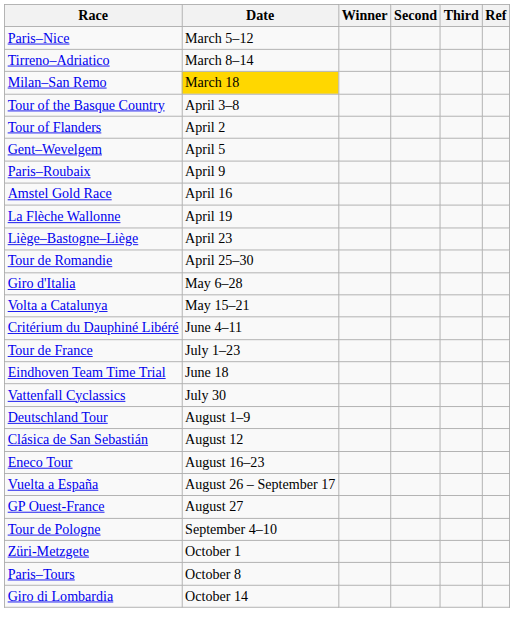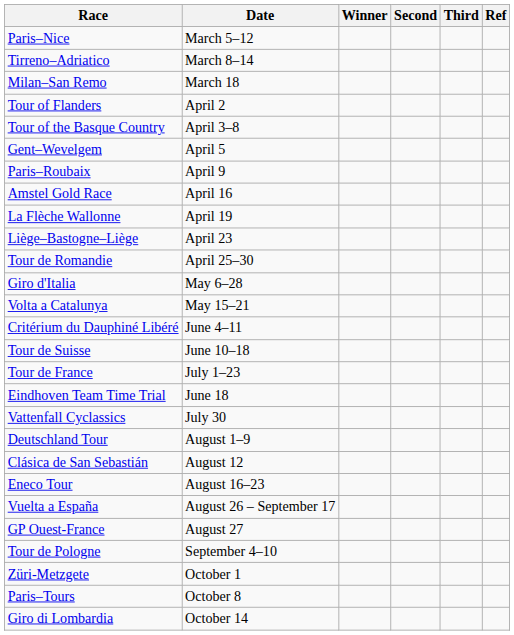(212, 82) gold background -> (212, 82) no background
rows swapped: (55, 127) <-> (86, 104)
+ row: (49, 350)
